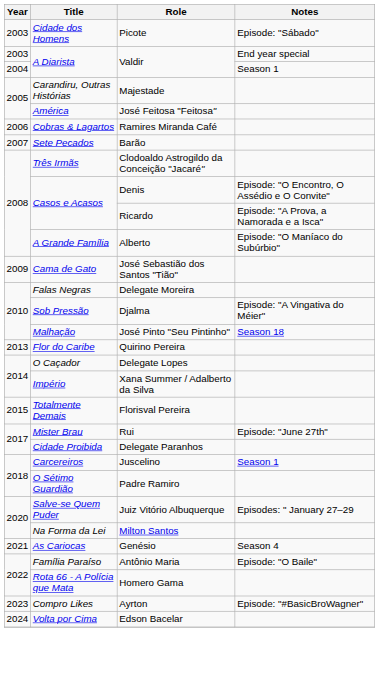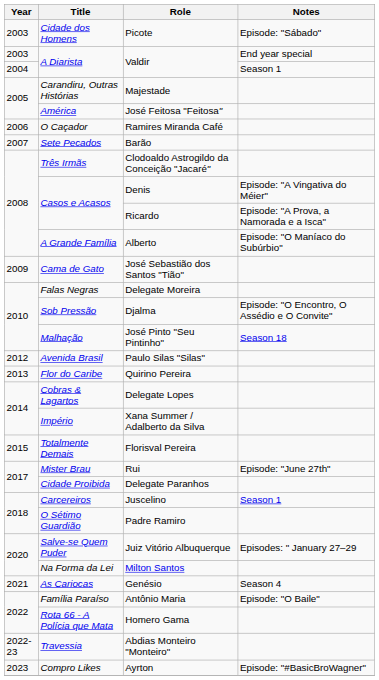(73, 127) Cobras & Lagartos -> (64, 127) O Caçador
(291, 189) Episode: "O Encontro, O Assédio e O Convite" -> (293, 189) Episode: "A Vingativa do Méier"
(291, 311) Episode: "A Vingativa do Méier" -> (293, 311) Episode: "O Encontro, O Assédio e O Convite"
+ row: (17, 358)
(56, 363) O Caçador -> (61, 395) Cobras & Lagartos
+ row: (19, 646)
- row: (17, 619)
